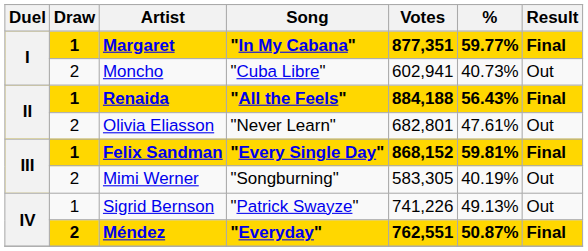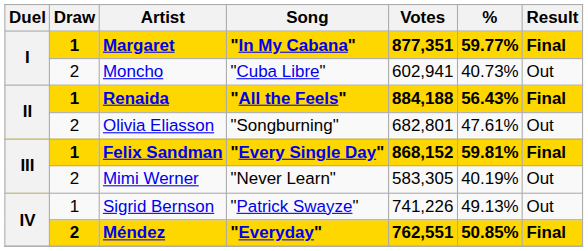(283, 125) "Never Learn" -> (285, 125) "Songburning"
(285, 179) "Songburning" -> (283, 179) "Never Learn"
(490, 233) 50.87% -> (490, 233) 50.85%
